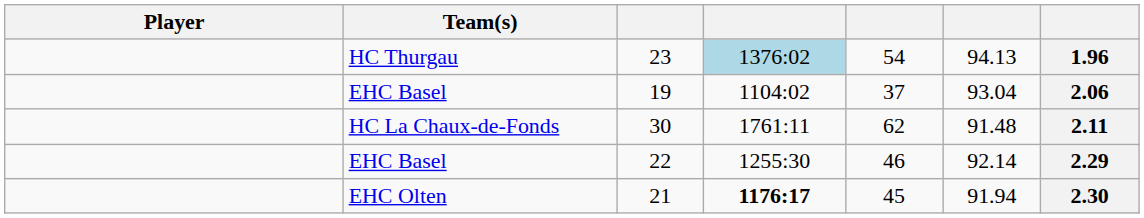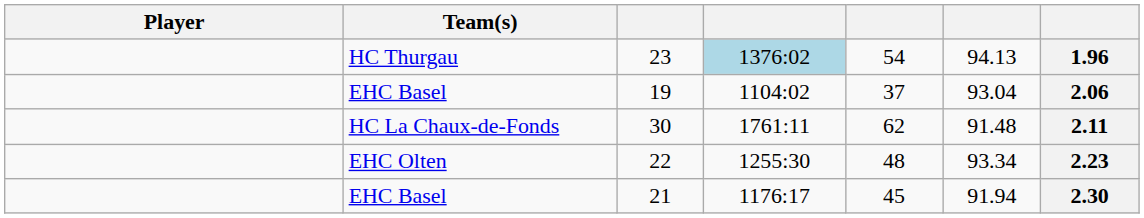(398, 160) EHC Basel -> (398, 160) EHC Olten
(894, 160) 46 -> (894, 160) 48
(992, 160) 92.14 -> (992, 160) 93.34
(1090, 160) 2.29 -> (1090, 160) 2.23
(398, 195) EHC Olten -> (398, 195) EHC Basel
(774, 195) bold -> (774, 195) normal
